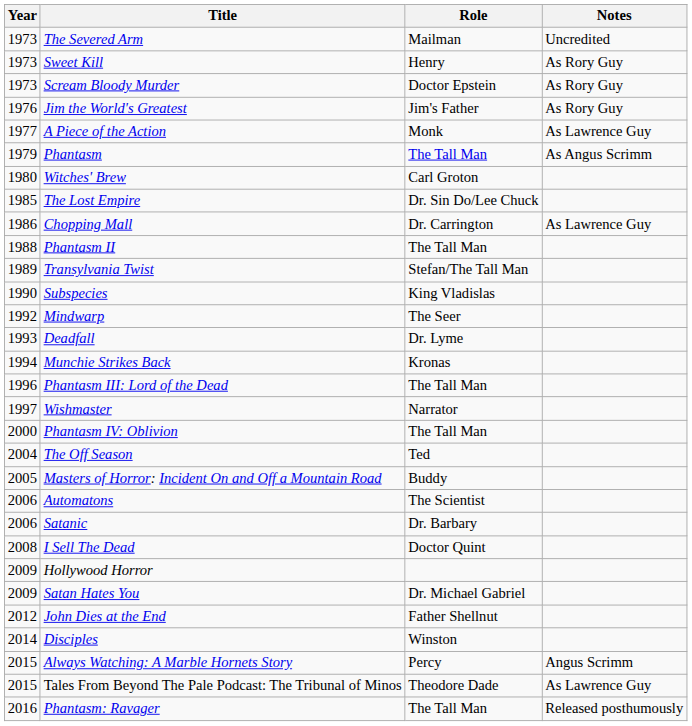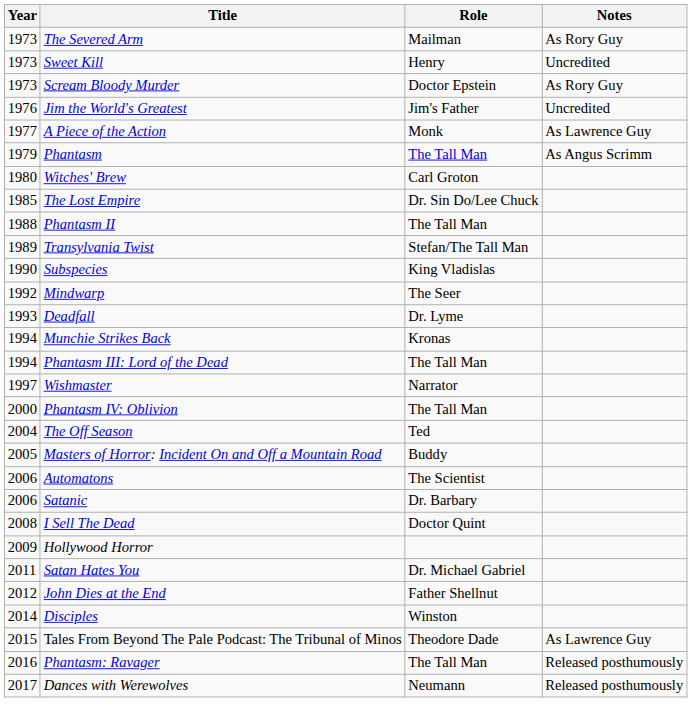(578, 39) Uncredited -> (584, 39) As Rory Guy
(584, 62) As Rory Guy -> (578, 62) Uncredited
(584, 108) As Rory Guy -> (578, 108) Uncredited
- row: (88, 223)
(22, 385) 1996 -> (22, 362) 1994
(22, 593) 2009 -> (22, 570) 2011
- row: (168, 662)
+ row: (116, 685)
